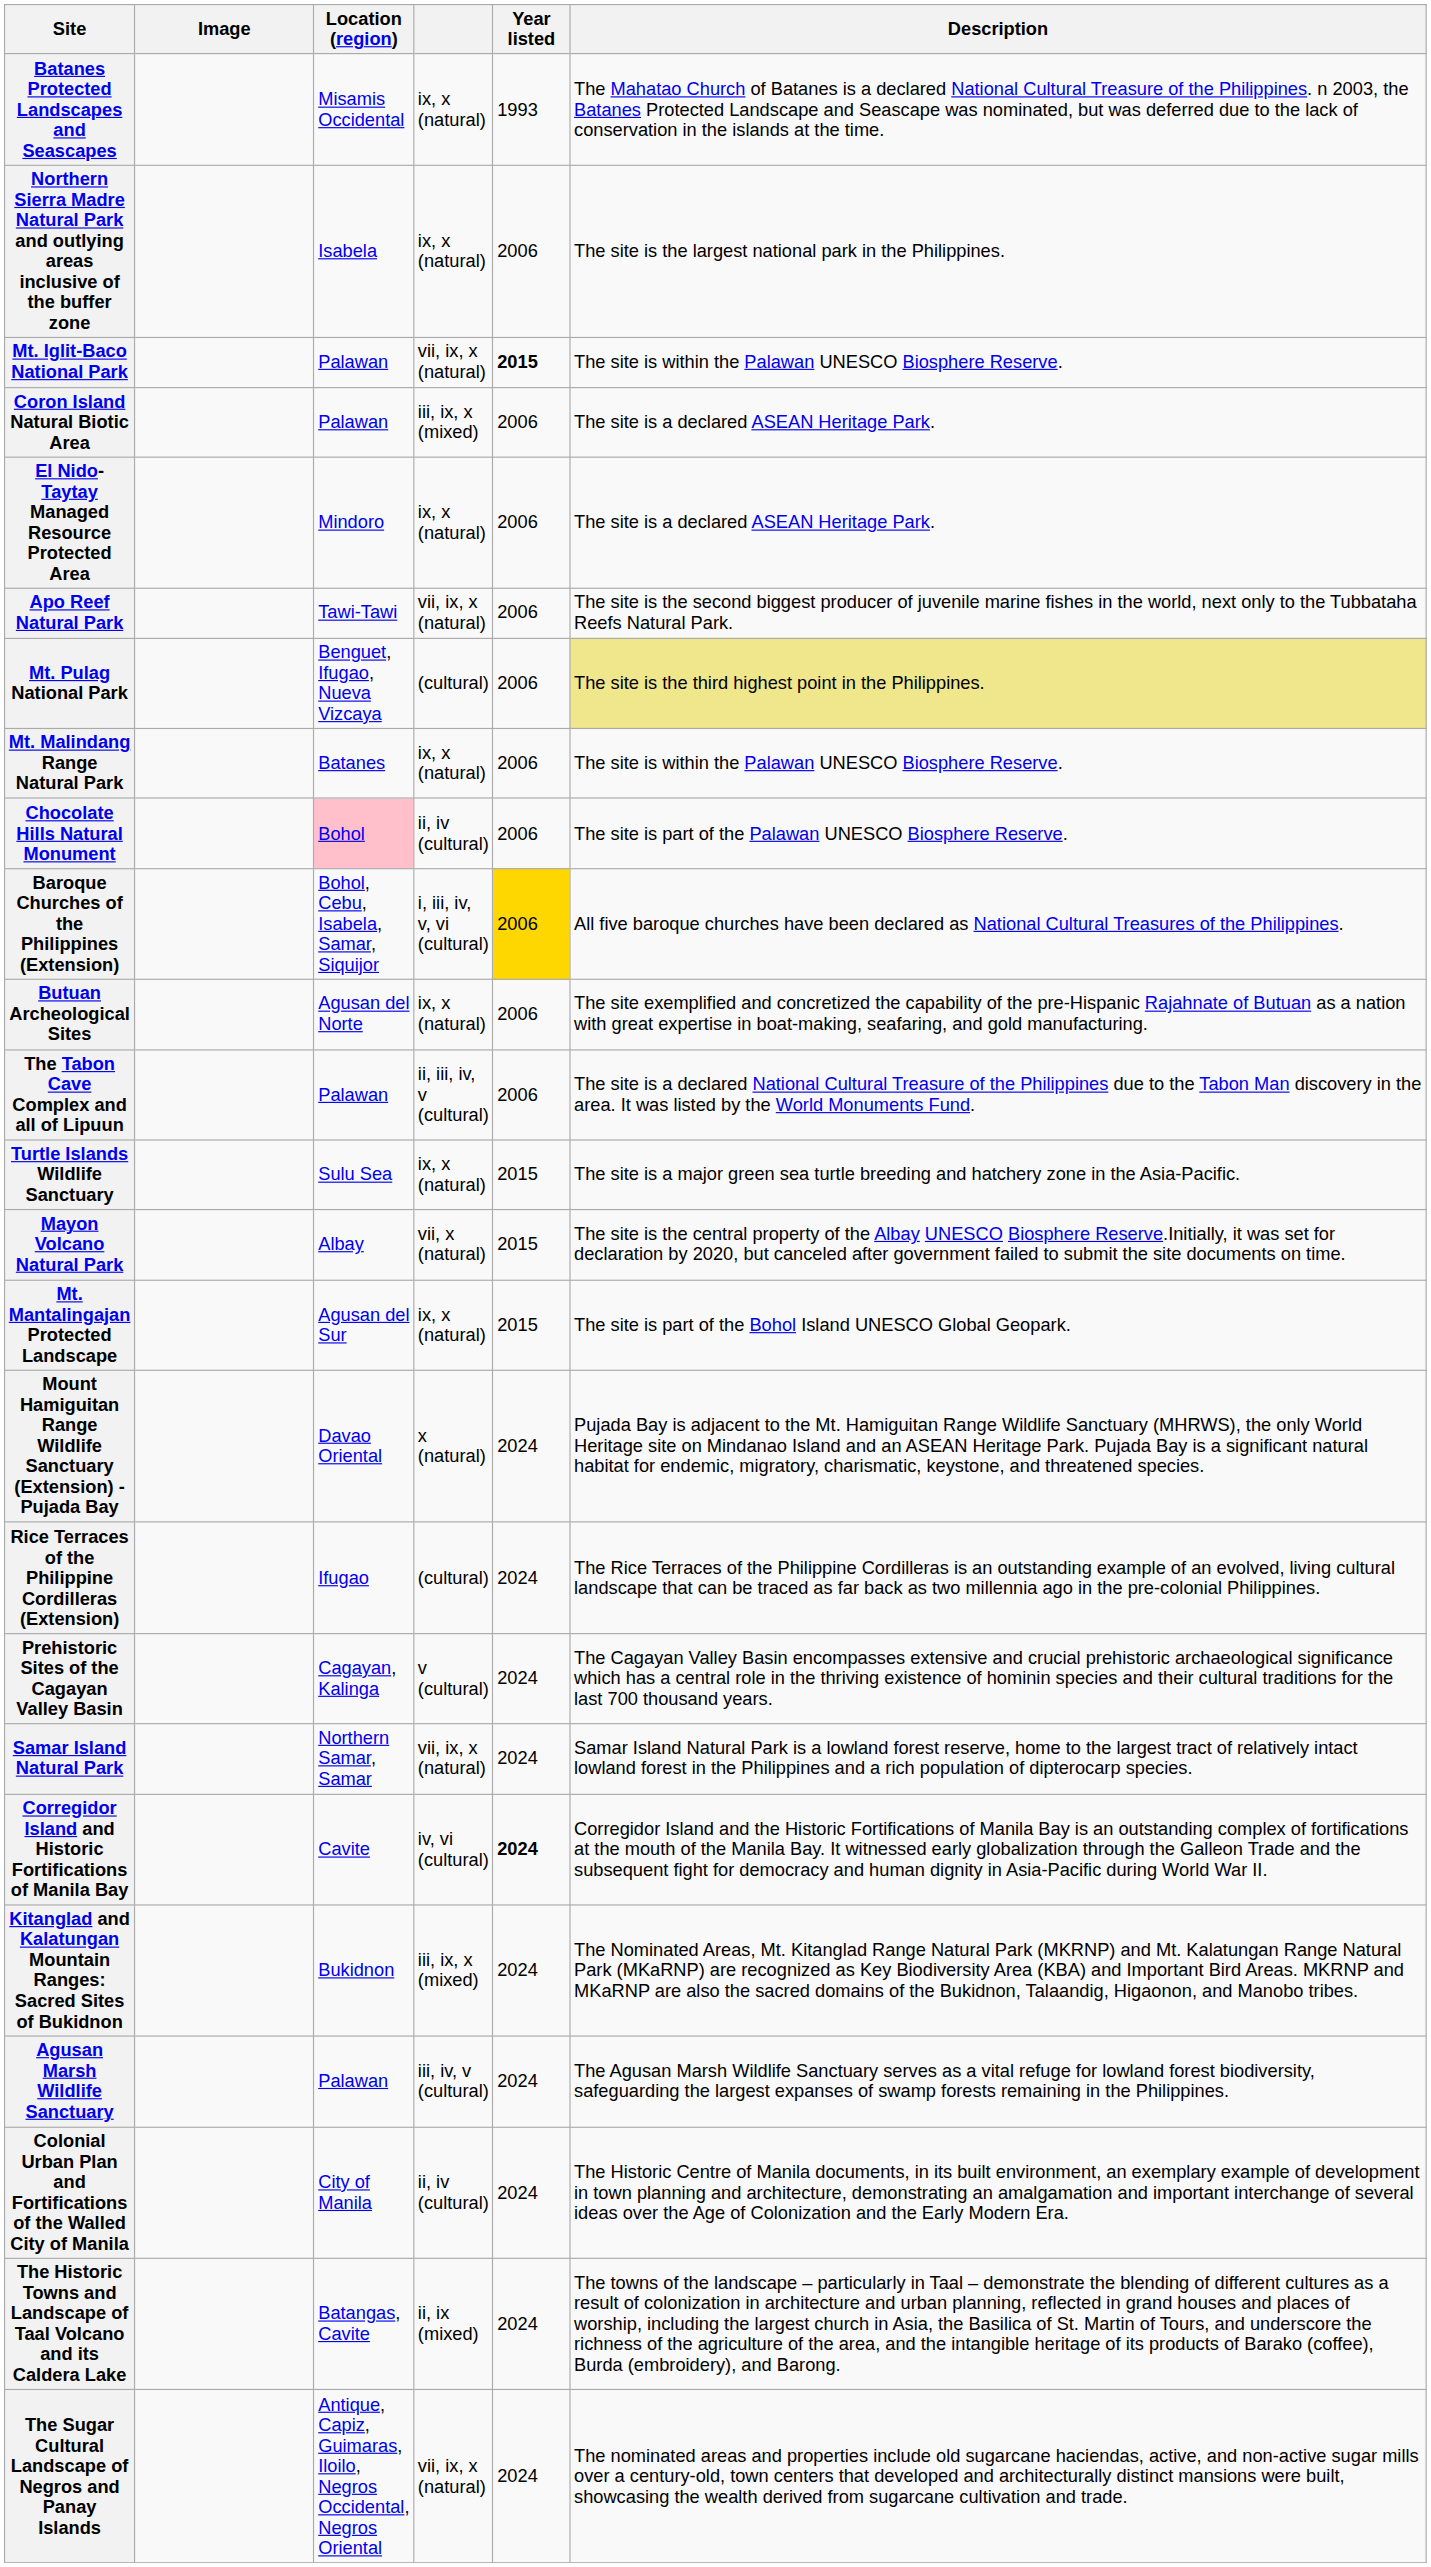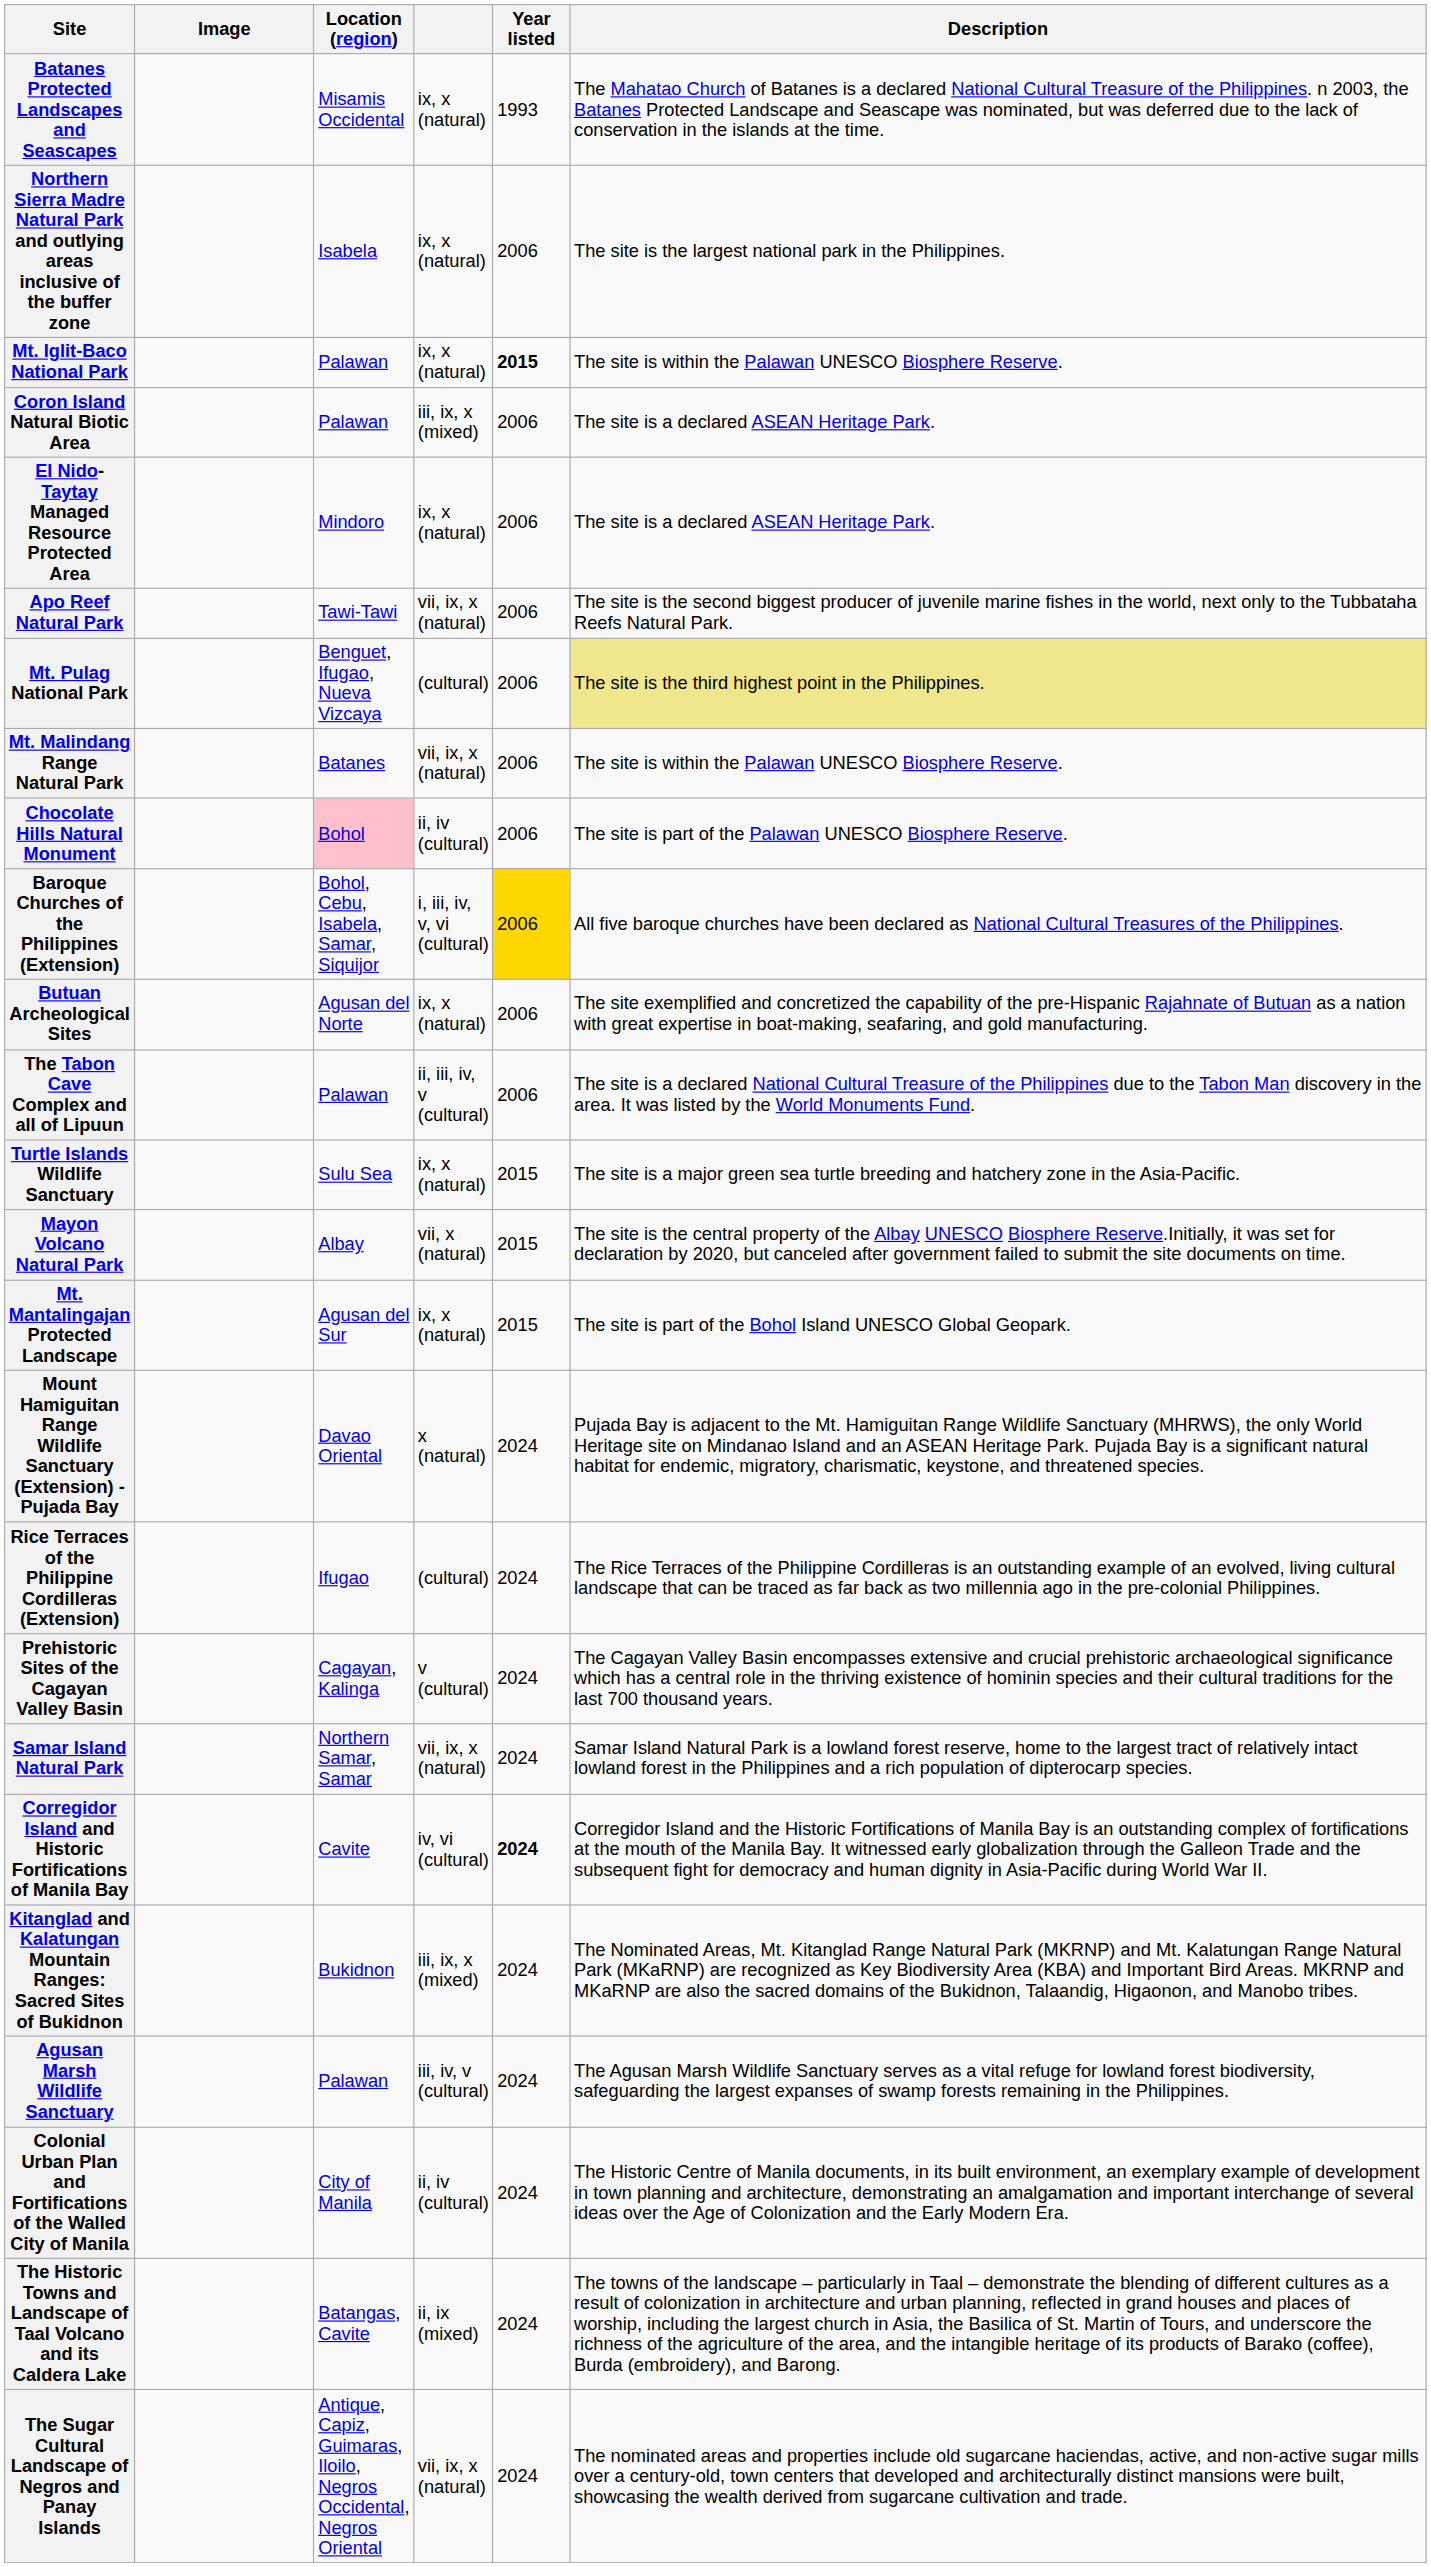(452, 362) vii, ix, x (natural) -> (452, 362) ix, x (natural)
(452, 763) ix, x (natural) -> (452, 763) vii, ix, x (natural)
